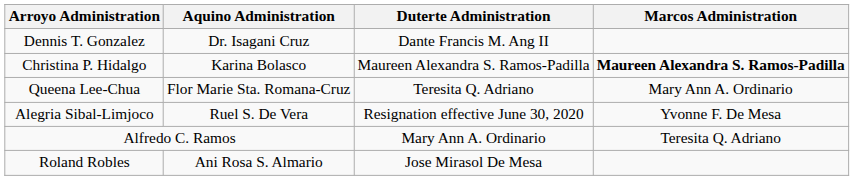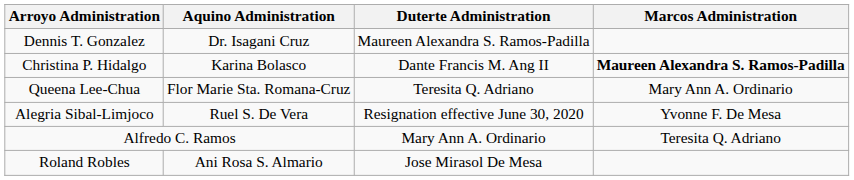(474, 41) Dante Francis M. Ang II -> (474, 41) Maureen Alexandra S. Ramos-Padilla
(474, 65) Maureen Alexandra S. Ramos-Padilla -> (474, 65) Dante Francis M. Ang II
